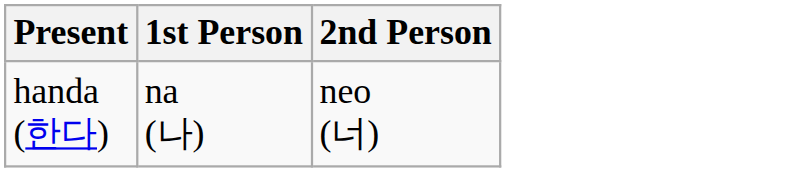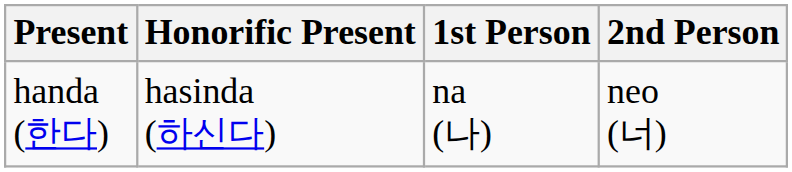+ column: (280, 32)
